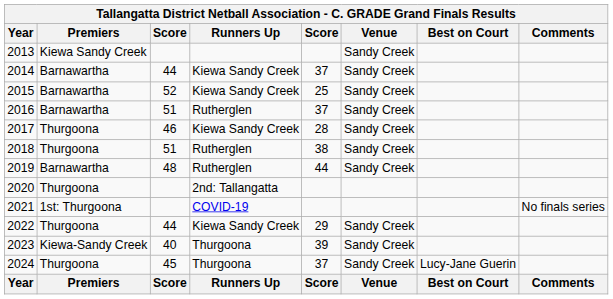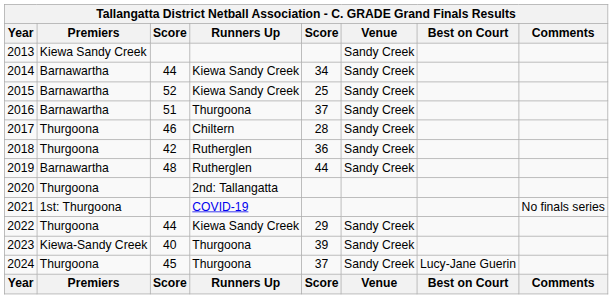(322, 71) 37 -> (322, 71) 34
(222, 110) Rutherglen -> (222, 110) Thurgoona
(246, 129) Kiewa Sandy Creek -> (213, 129) Chiltern
(170, 149) 51 -> (170, 149) 42
(322, 149) 38 -> (322, 149) 36
